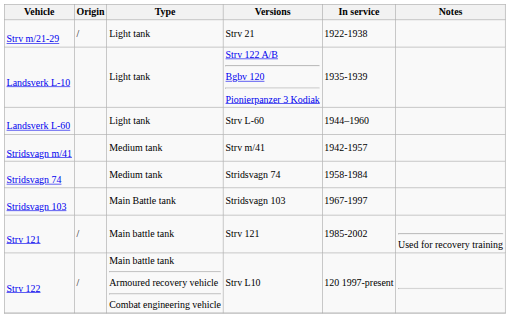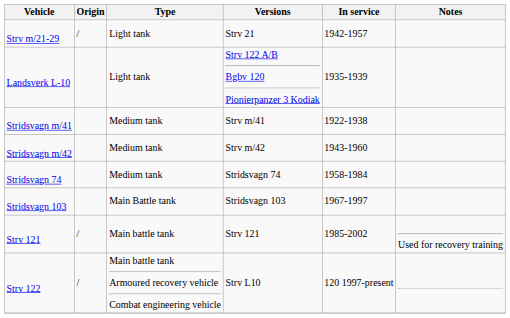(346, 33) 1922-1938 -> (346, 33) 1942-1957
- row: (38, 126)
(346, 147) 1942-1957 -> (346, 120) 1922-1938
+ row: (39, 153)
